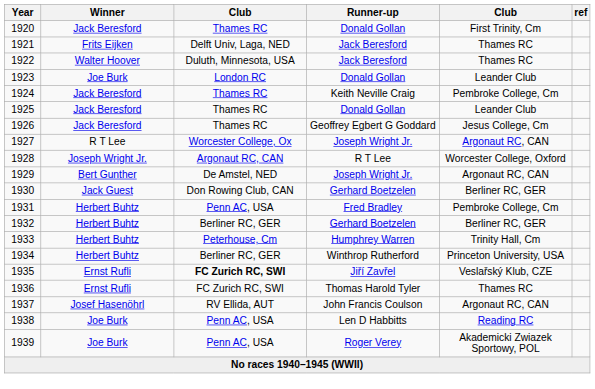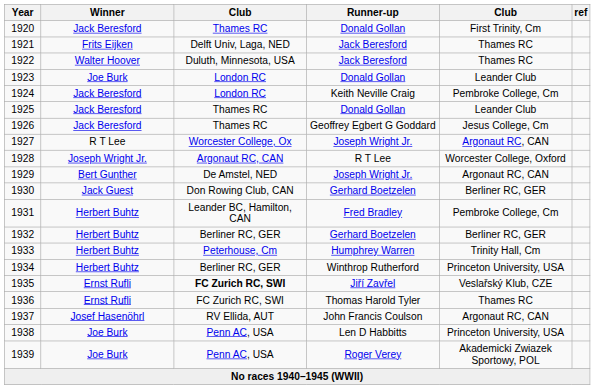(240, 93) Thames RC -> (240, 93) London RC
(240, 207) Penn AC, USA -> (240, 213) Leander BC, Hamilton, CAN
(506, 321) Reading RC -> (506, 332) Princeton University, USA
